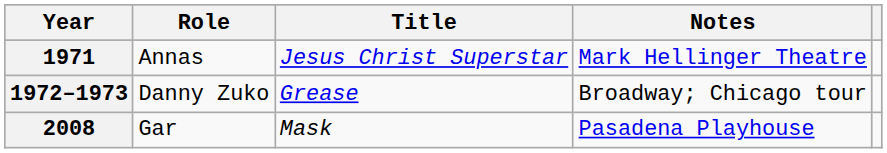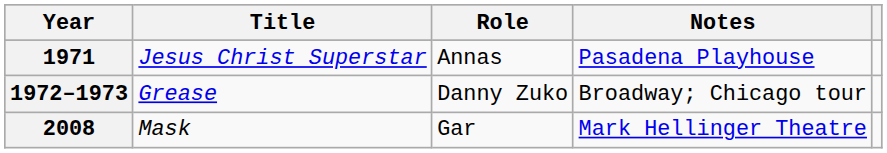columns swapped: (424, 23) <-> (204, 23)
(723, 58) Mark Hellinger Theatre -> (697, 58) Pasadena Playhouse
(697, 129) Pasadena Playhouse -> (723, 129) Mark Hellinger Theatre
